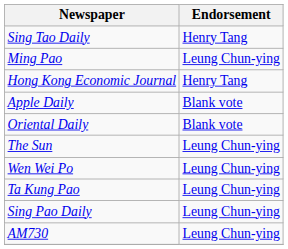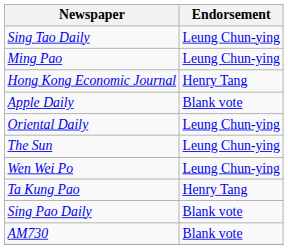(215, 37) Henry Tang -> (231, 37) Leung Chun-ying
(212, 124) Blank vote -> (231, 124) Leung Chun-ying
(231, 189) Leung Chun-ying -> (215, 189) Henry Tang
(231, 211) Leung Chun-ying -> (212, 211) Blank vote
(231, 233) Leung Chun-ying -> (212, 233) Blank vote
